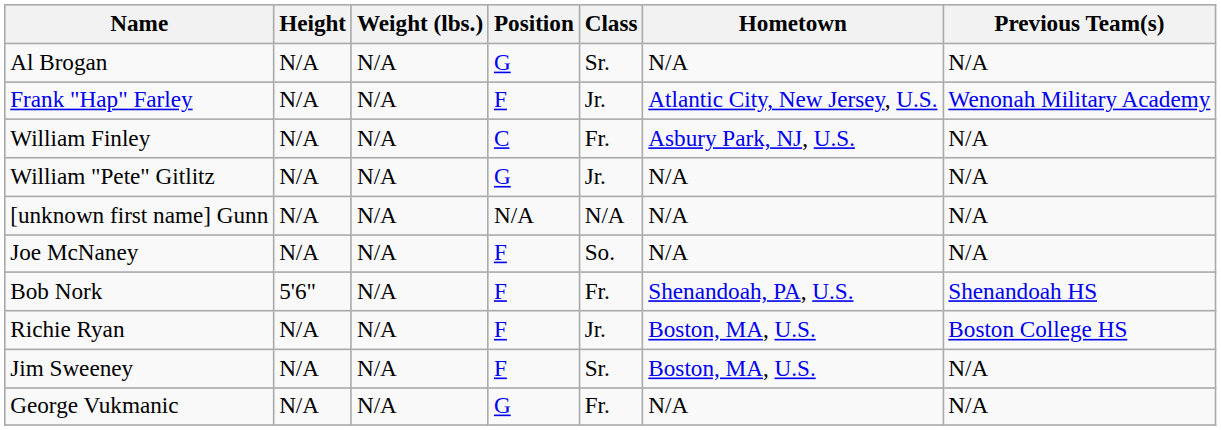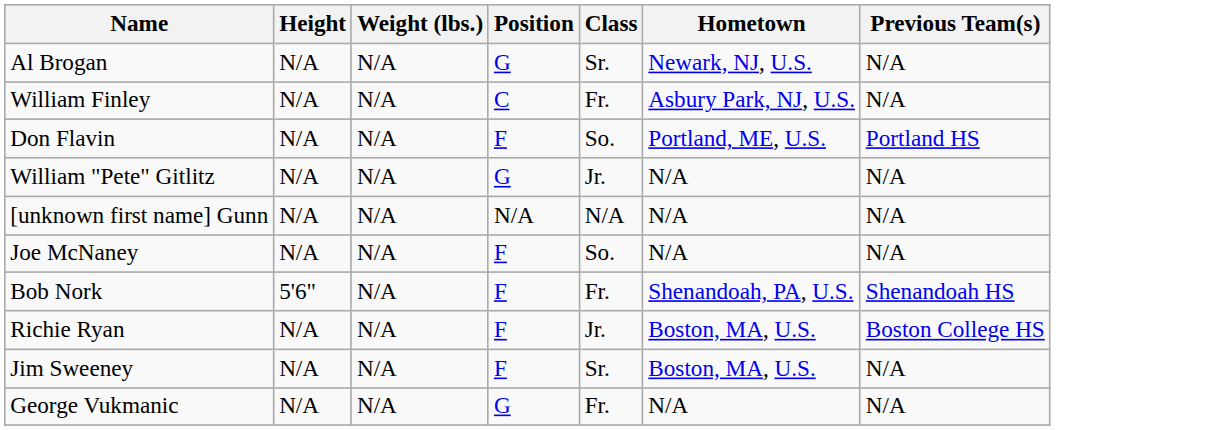(668, 62) N/A -> (730, 62) Newark, NJ, U.S.
- row: (101, 100)
+ row: (63, 138)
